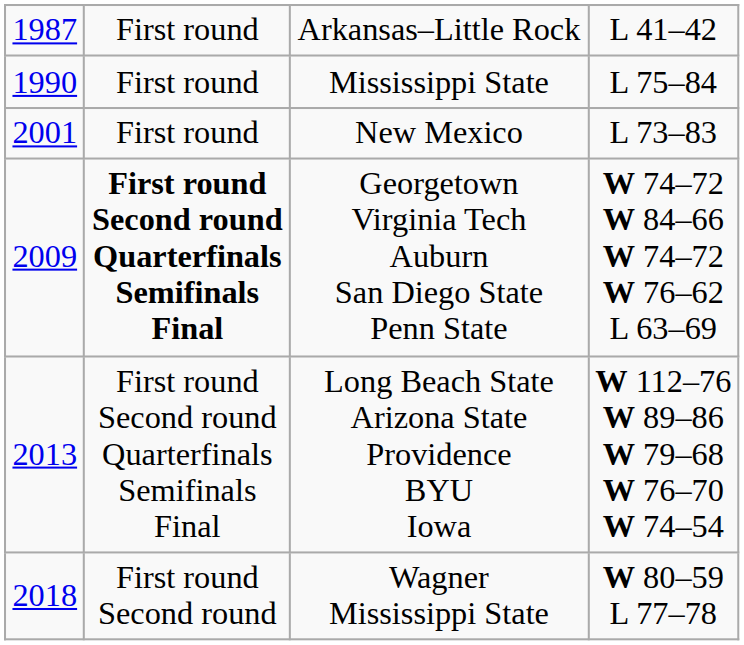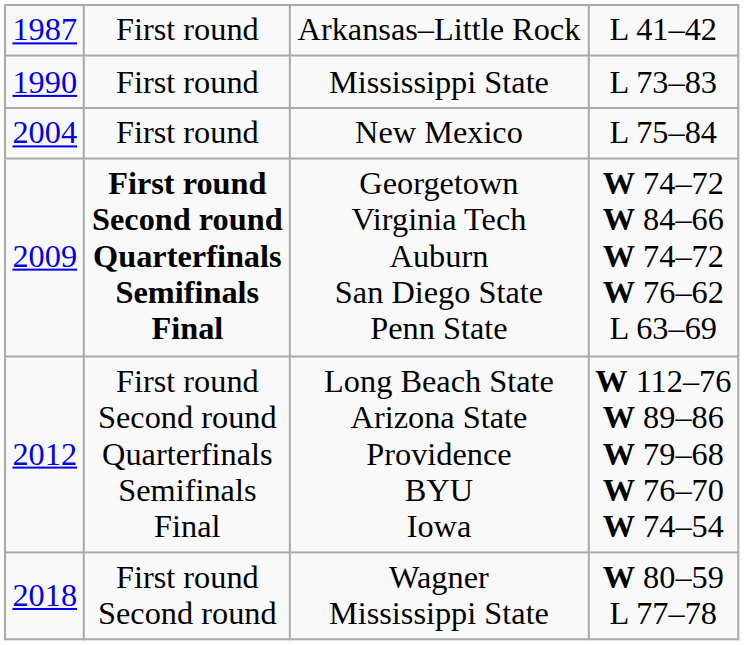(663, 81) L 75–84 -> (663, 81) L 73–83
(45, 132) 2001 -> (45, 132) 2004
(663, 132) L 73–83 -> (663, 132) L 75–84
(45, 453) 2013 -> (45, 453) 2012
